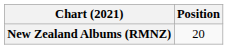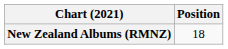(199, 34) 20 -> (199, 34) 18
